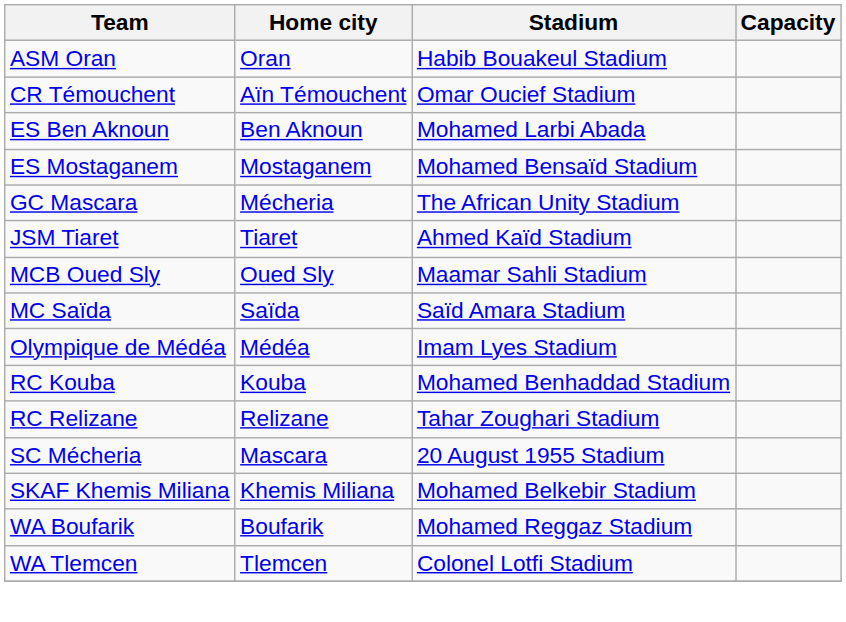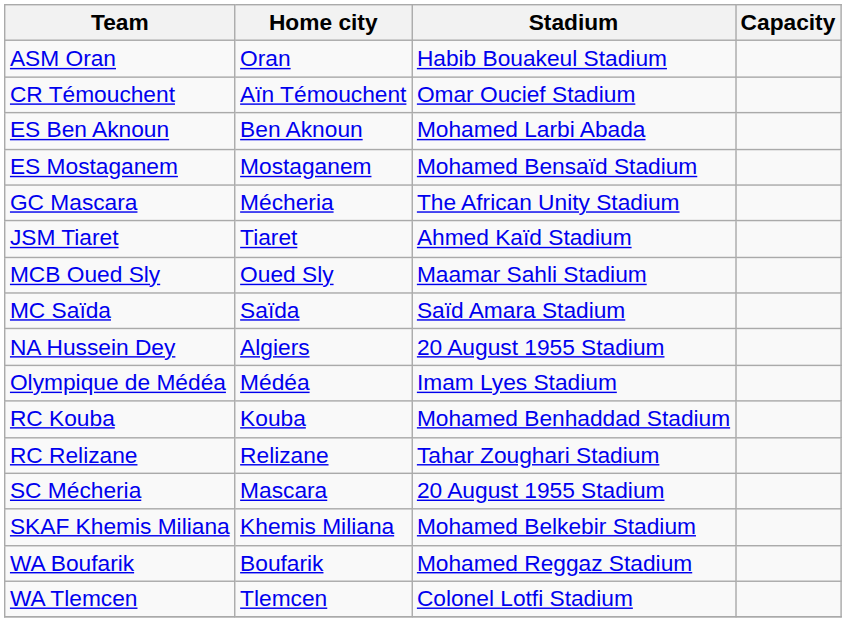+ row: (93, 346)
